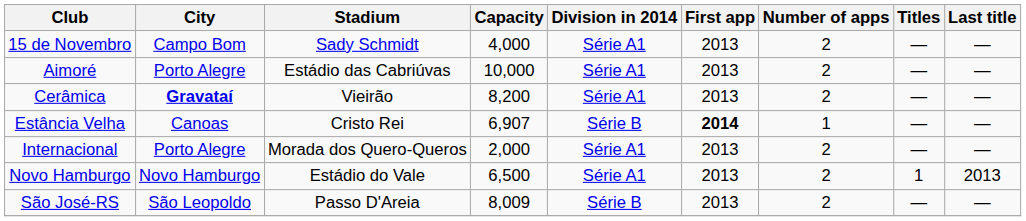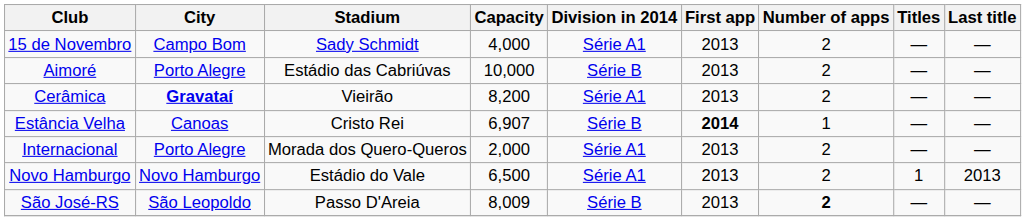(614, 70) Série A1 -> (614, 70) Série B
(826, 202) normal -> (826, 202) bold
